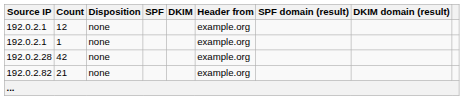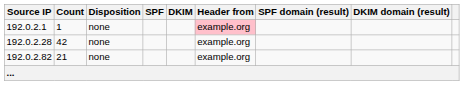- row: (62, 27)
(224, 42) no background -> (224, 27) pink background
